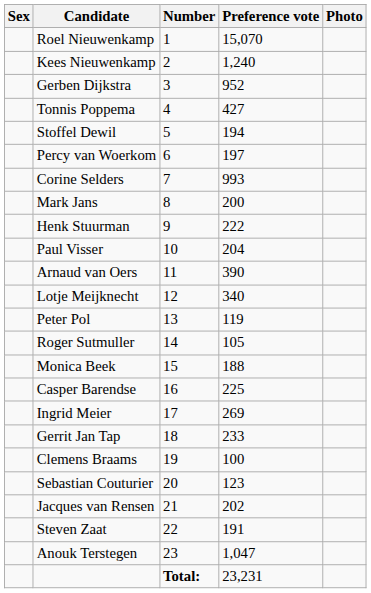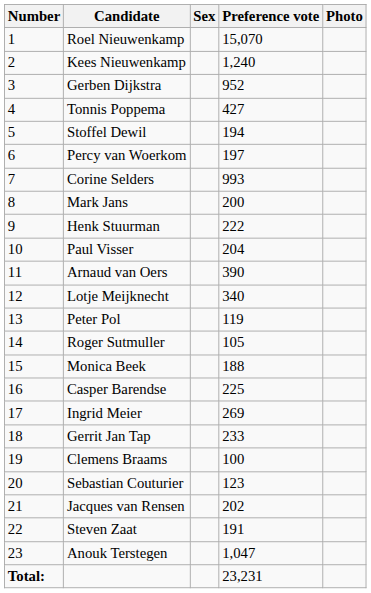columns swapped: (189, 16) <-> (19, 16)
